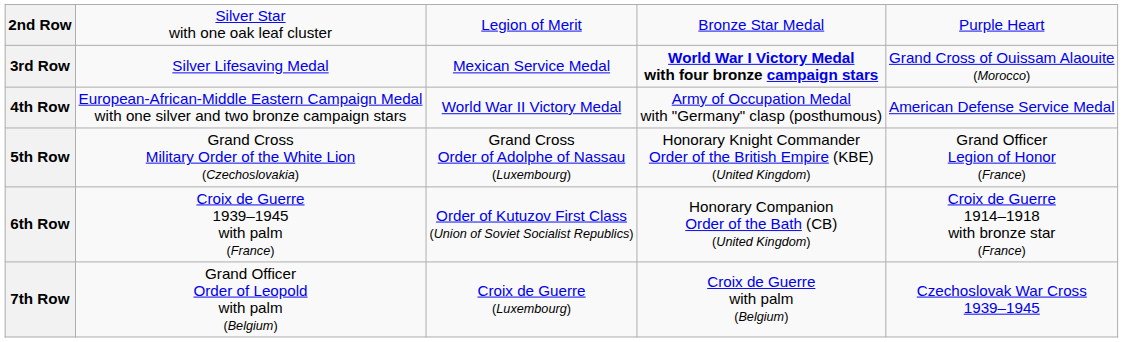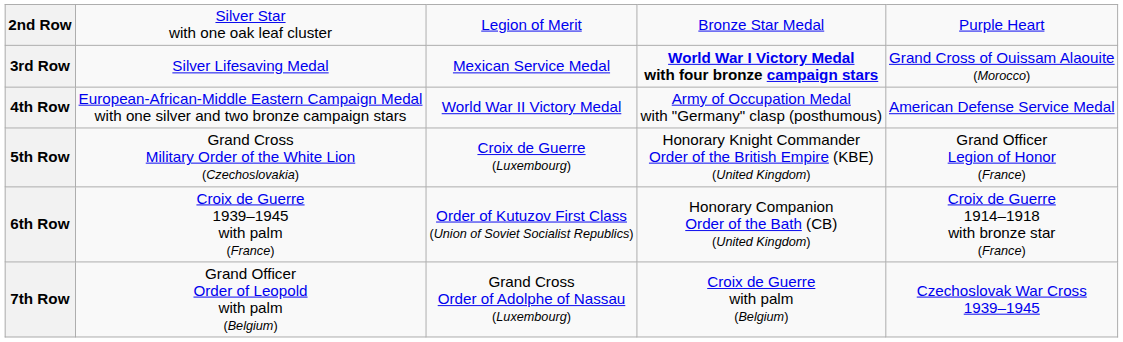(532, 157) Grand Cross Order of Adolphe of Nassau (Luxembourg) -> (532, 157) Croix de Guerre (Luxembourg)
(532, 299) Croix de Guerre (Luxembourg) -> (532, 299) Grand Cross Order of Adolphe of Nassau (Luxembourg)
